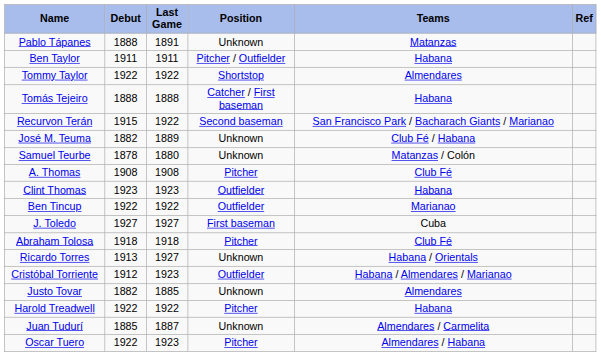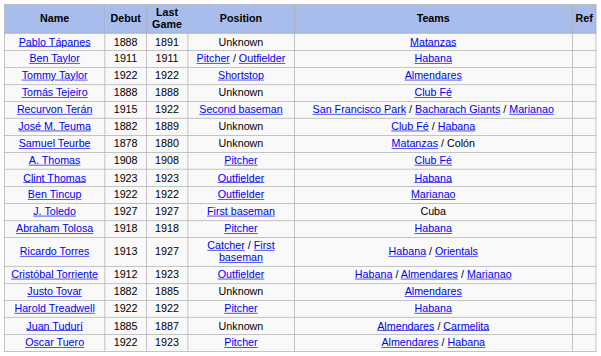(241, 99) Catcher / First baseman -> (241, 93) Unknown
(433, 99) Habana -> (433, 93) Club Fé
(433, 241) Club Fé -> (433, 229) Habana
(241, 258) Unknown -> (241, 252) Catcher / First baseman
